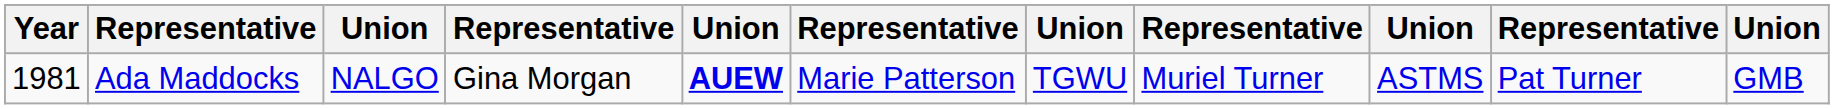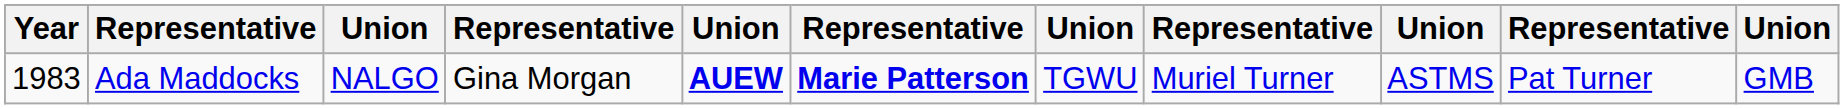(46, 77) 1981 -> (46, 77) 1983
(906, 77) normal -> (913, 77) bold
